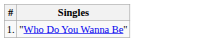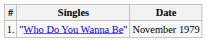+ column: (166, 12)
